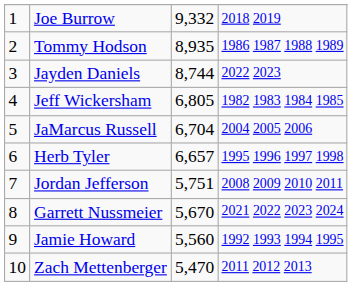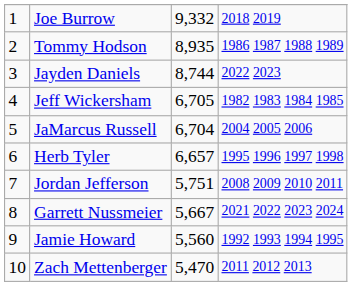(195, 101) 6,805 -> (195, 101) 6,705
(195, 211) 5,670 -> (195, 211) 5,667
